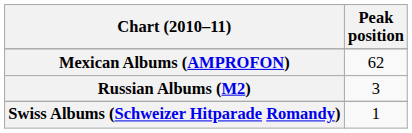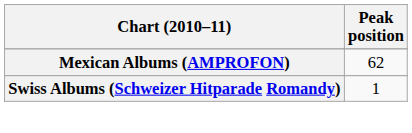- row: (174, 88)
